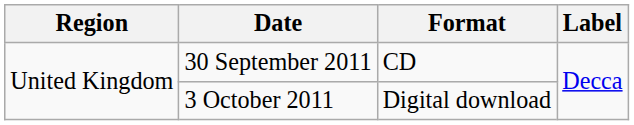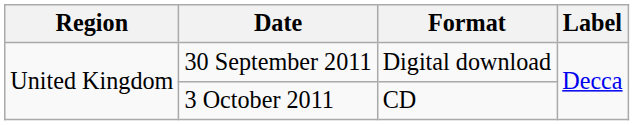(399, 61) CD -> (467, 61) Digital download
(467, 100) Digital download -> (399, 100) CD
